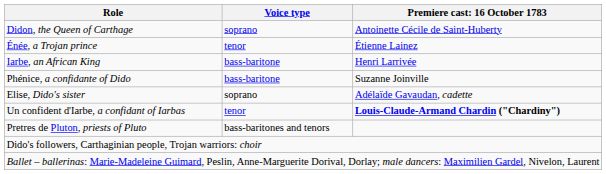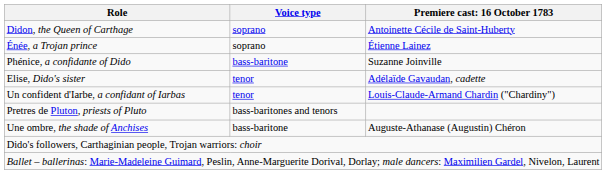(235, 45) tenor -> (249, 45) soprano
- row: (53, 62)
(241, 95) soprano -> (243, 78) tenor
(457, 111) bold -> (461, 95) normal
+ row: (77, 128)
